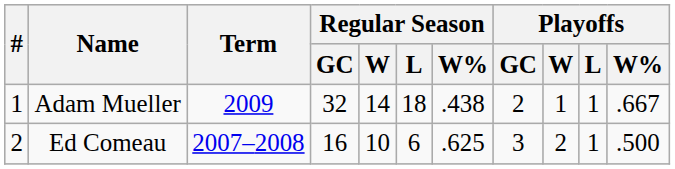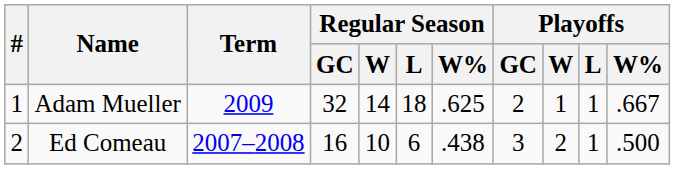(463, 103) .438 -> (463, 103) .625
(463, 143) .625 -> (463, 143) .438
